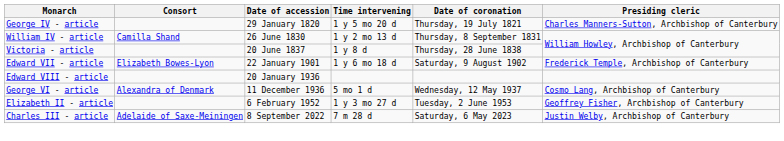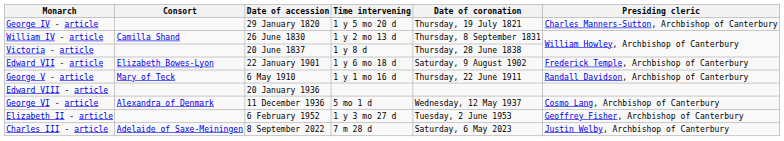+ row: (50, 77)
